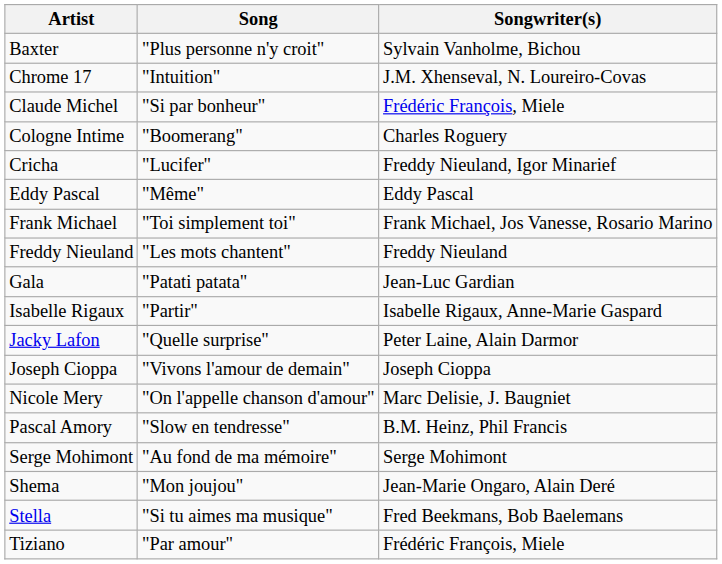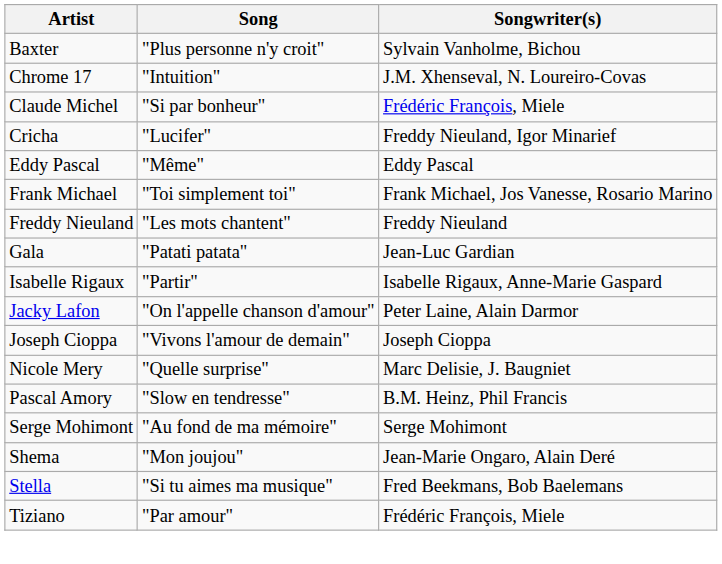- row: (67, 135)
(205, 340) "Quelle surprise" -> (258, 310) "On l'appelle chanson d'amour"
(258, 398) "On l'appelle chanson d'amour" -> (205, 369) "Quelle surprise"
